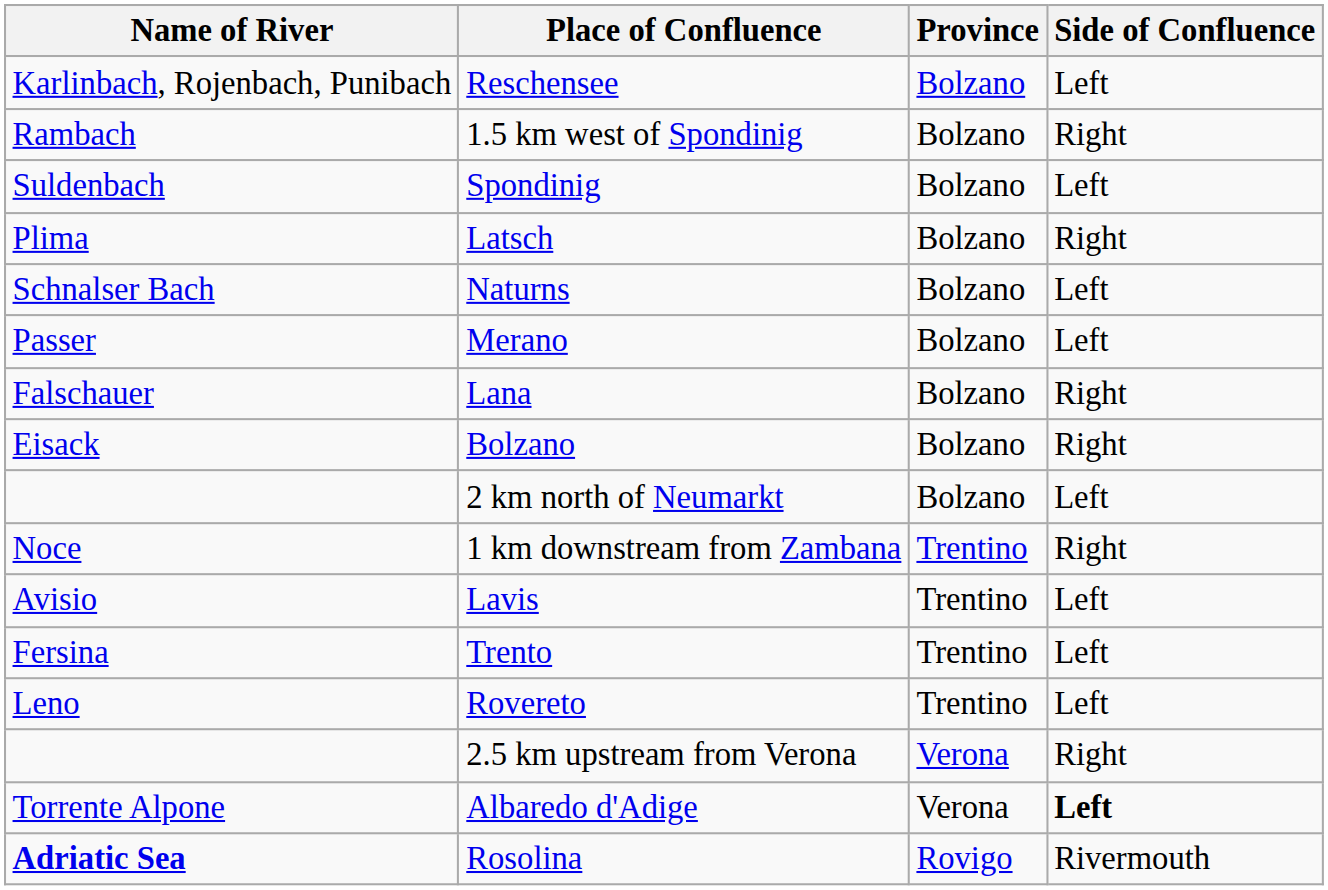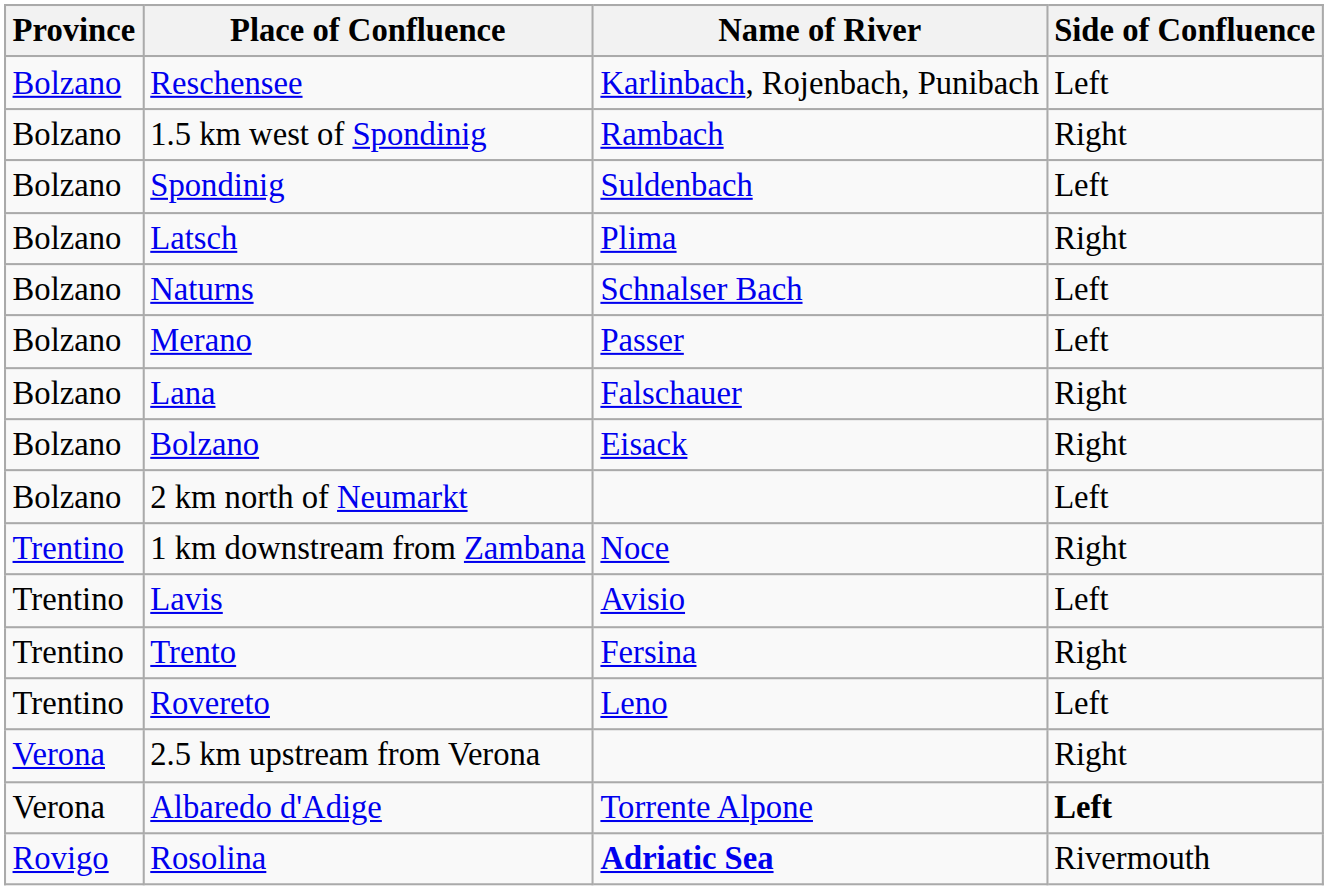columns swapped: (232, 30) <-> (978, 30)
(1081, 651) Left -> (1090, 651) Right
